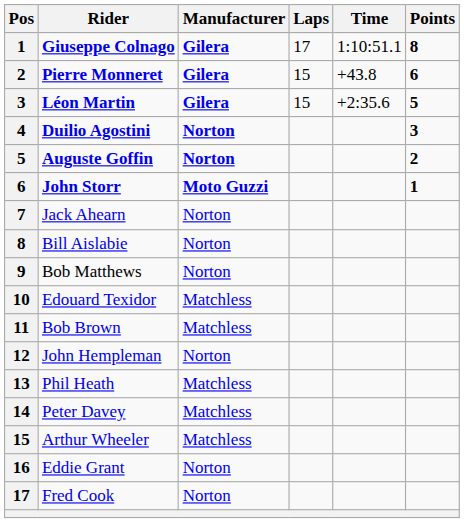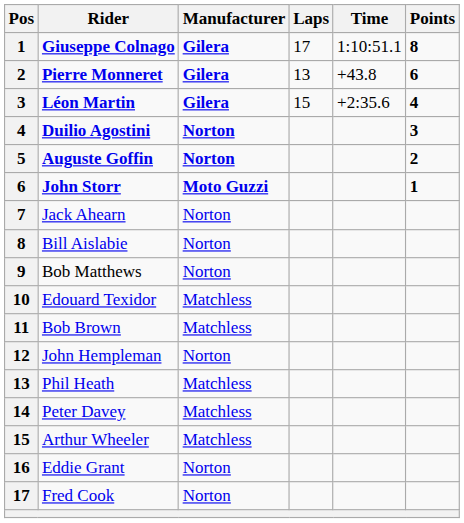(302, 74) 15 -> (302, 74) 13
(414, 102) 5 -> (414, 102) 4
